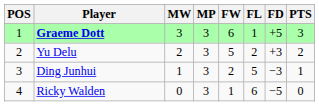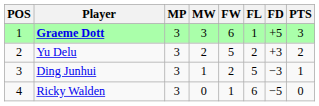columns swapped: (206, 14) <-> (179, 14)
